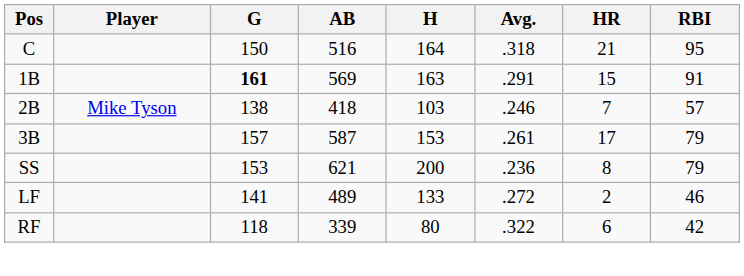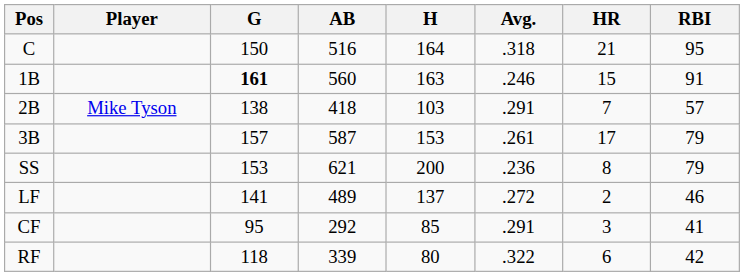(342, 78) 569 -> (342, 78) 560
(518, 78) .291 -> (518, 78) .246
(518, 108) .246 -> (518, 108) .291
(430, 197) 133 -> (430, 197) 137
+ row: (29, 227)
